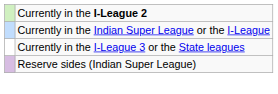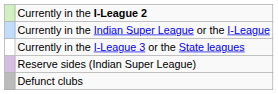+ row: (50, 81)
